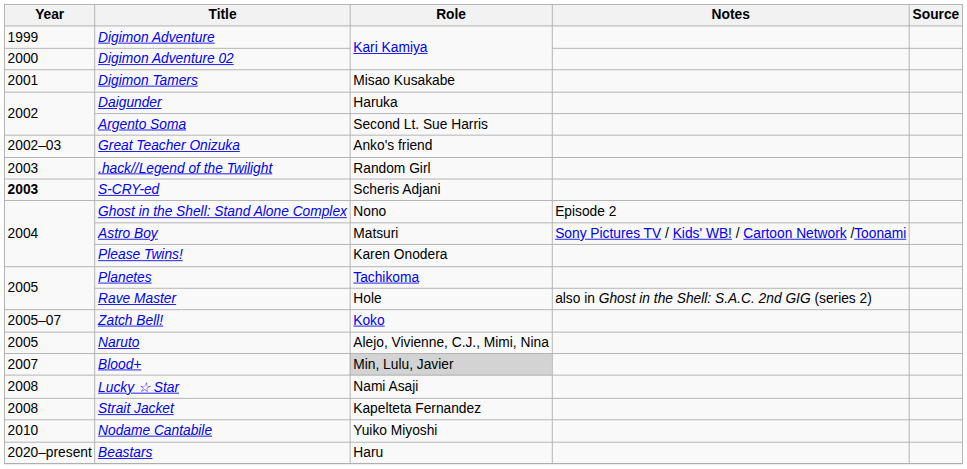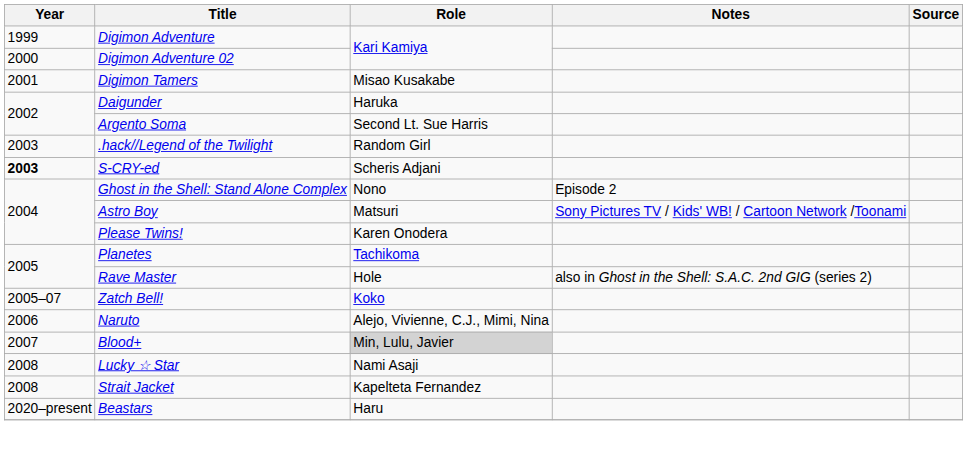- row: (169, 146)
(23, 342) 2005 -> (23, 320) 2006
- row: (155, 430)
